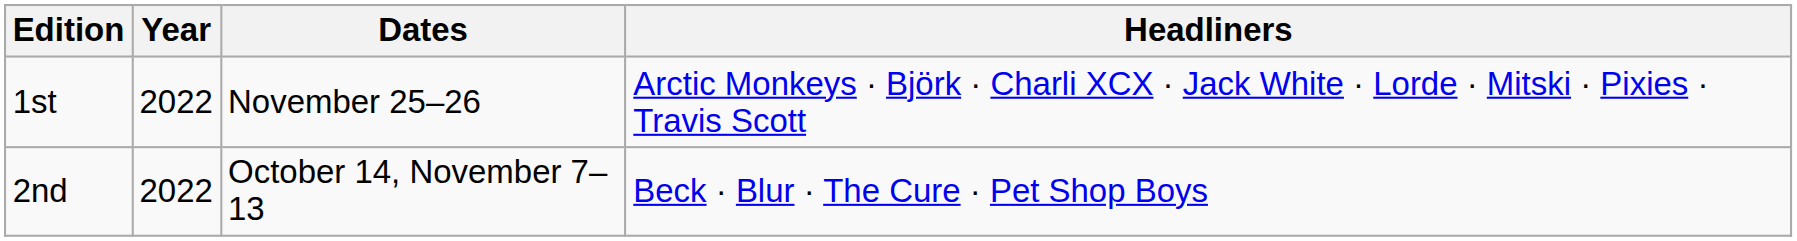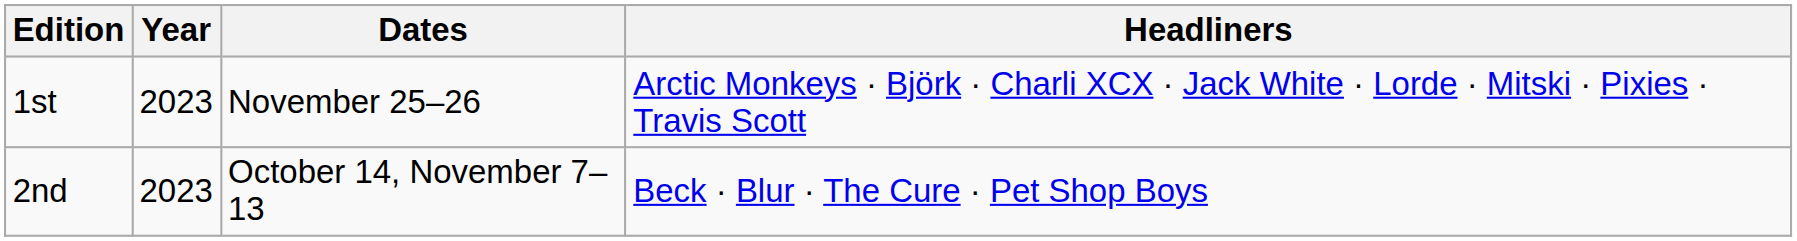(176, 101) 2022 -> (176, 101) 2023
(176, 190) 2022 -> (176, 190) 2023
